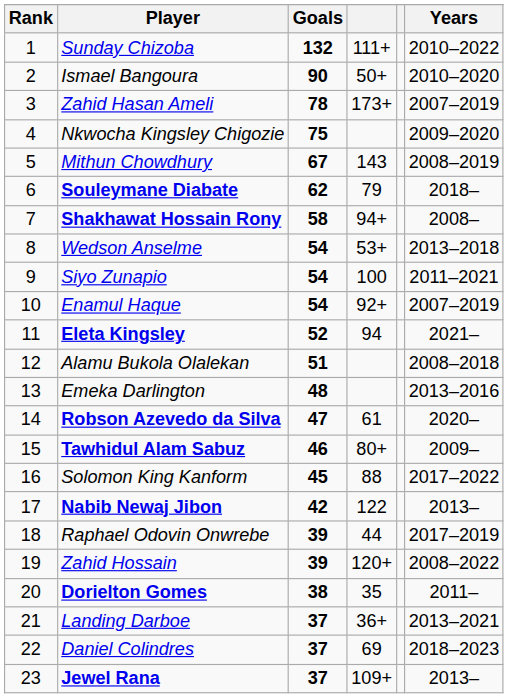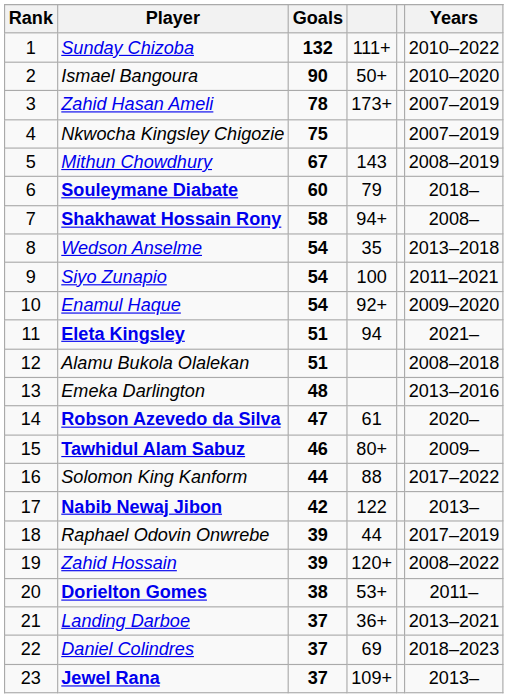(454, 133) 2009–2020 -> (454, 133) 2007–2019
(318, 190) 62 -> (318, 190) 60
(372, 248) 53+ -> (372, 248) 35
(454, 305) 2007–2019 -> (454, 305) 2009–2020
(318, 334) 52 -> (318, 334) 51
(318, 477) 45 -> (318, 477) 44
(372, 592) 35 -> (372, 592) 53+
